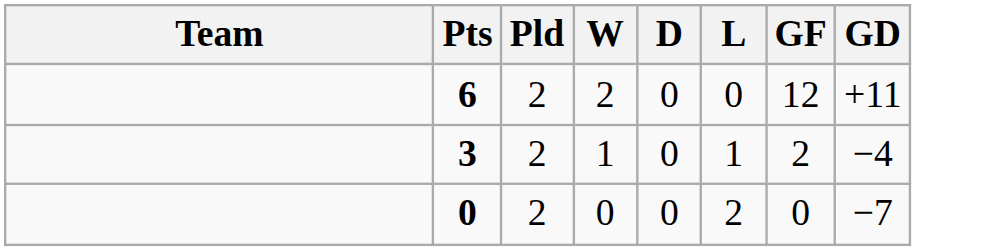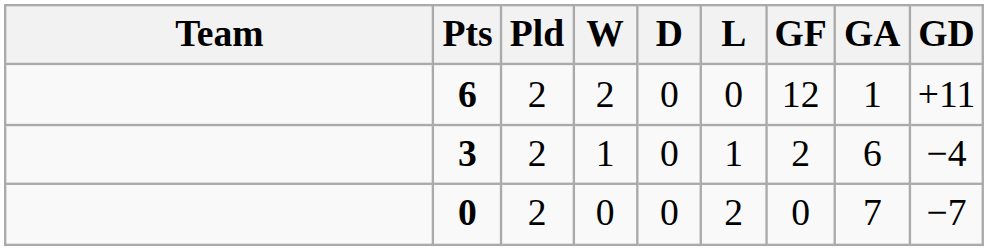+ column: (872, 34)
